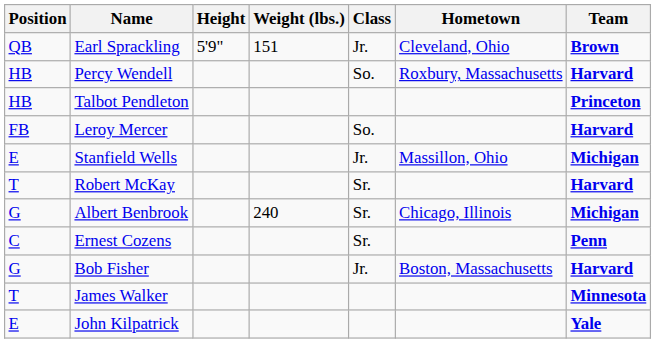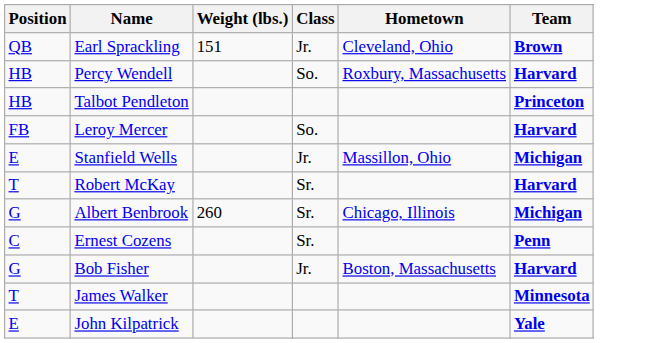- column: (221, 18)
(266, 213) 240 -> (209, 213) 260
